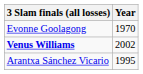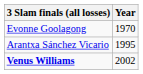rows swapped: (58, 61) <-> (41, 45)
